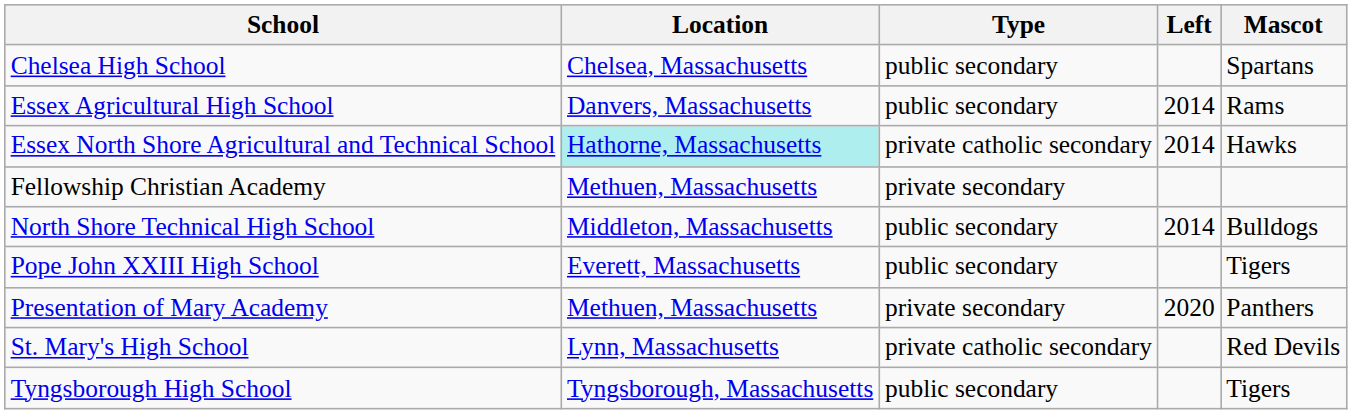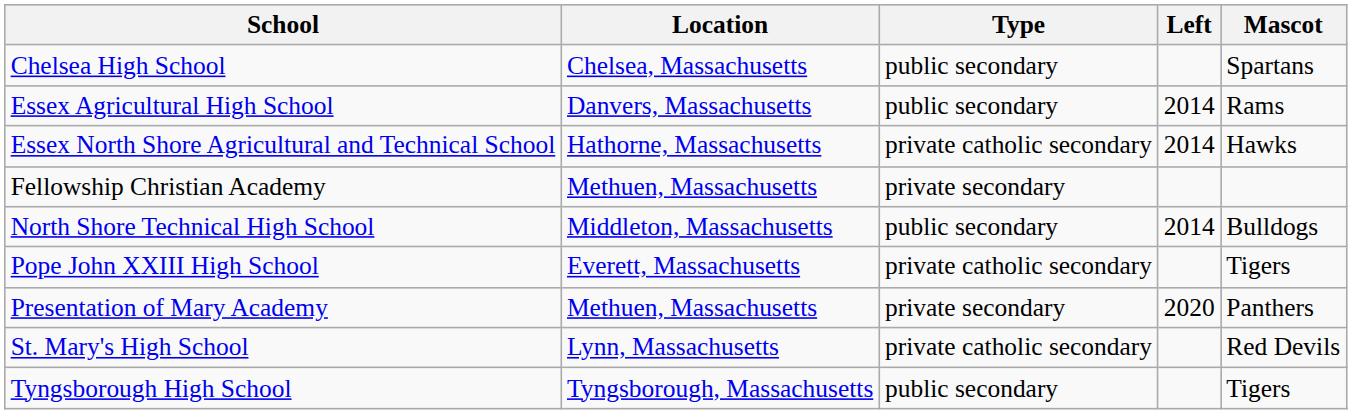(694, 145) paleturquoise background -> (694, 145) no background
(972, 266) public secondary -> (1019, 266) private catholic secondary
